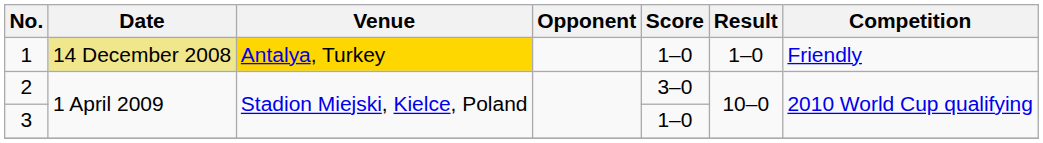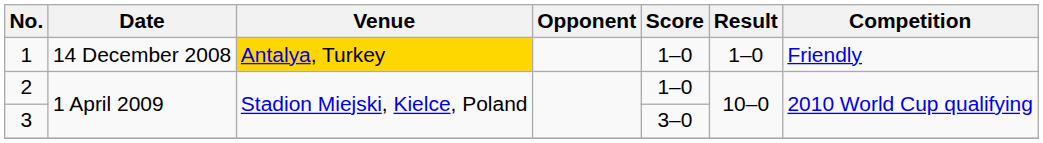(142, 54) khaki background -> (142, 54) no background
(675, 87) 3–0 -> (675, 87) 1–0
(675, 120) 1–0 -> (675, 120) 3–0
